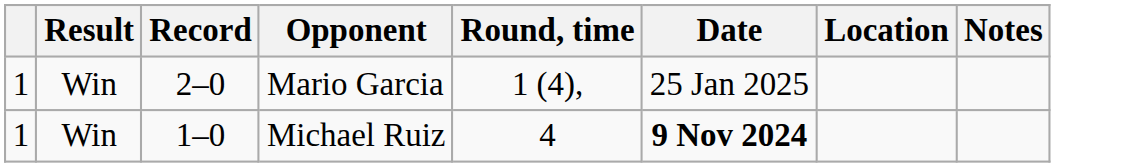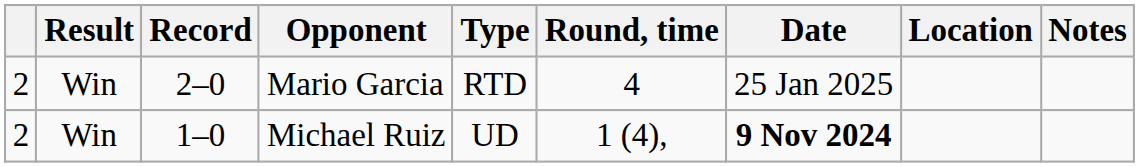+ column: (495, 30)
(21, 82) 1 -> (21, 82) 2
(548, 82) 1 (4), -> (632, 82) 4
(21, 135) 1 -> (21, 135) 2
(548, 135) 4 -> (632, 135) 1 (4),
